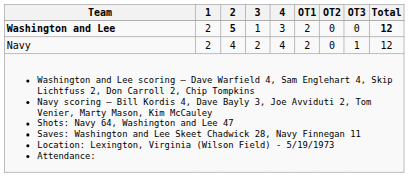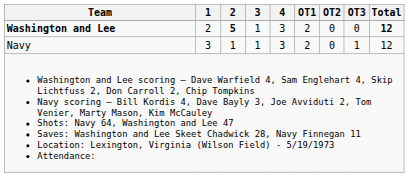(208, 45) 2 -> (208, 45) 3
(233, 45) 4 -> (233, 45) 1
(258, 45) 2 -> (258, 45) 1
(282, 45) 4 -> (282, 45) 3
